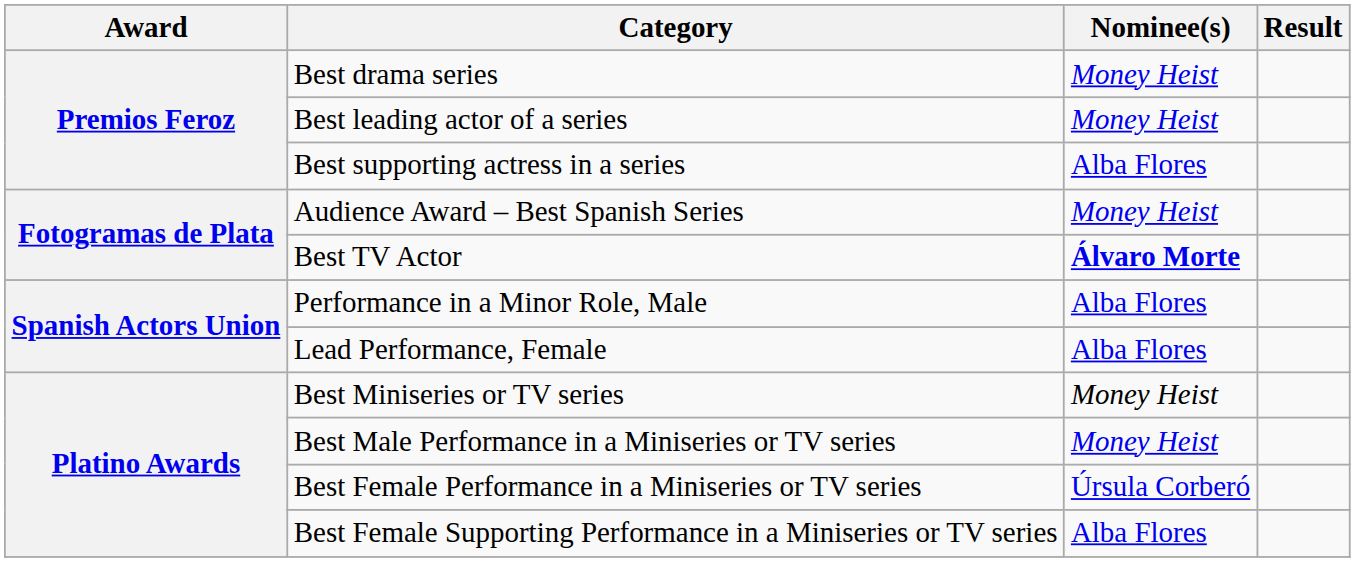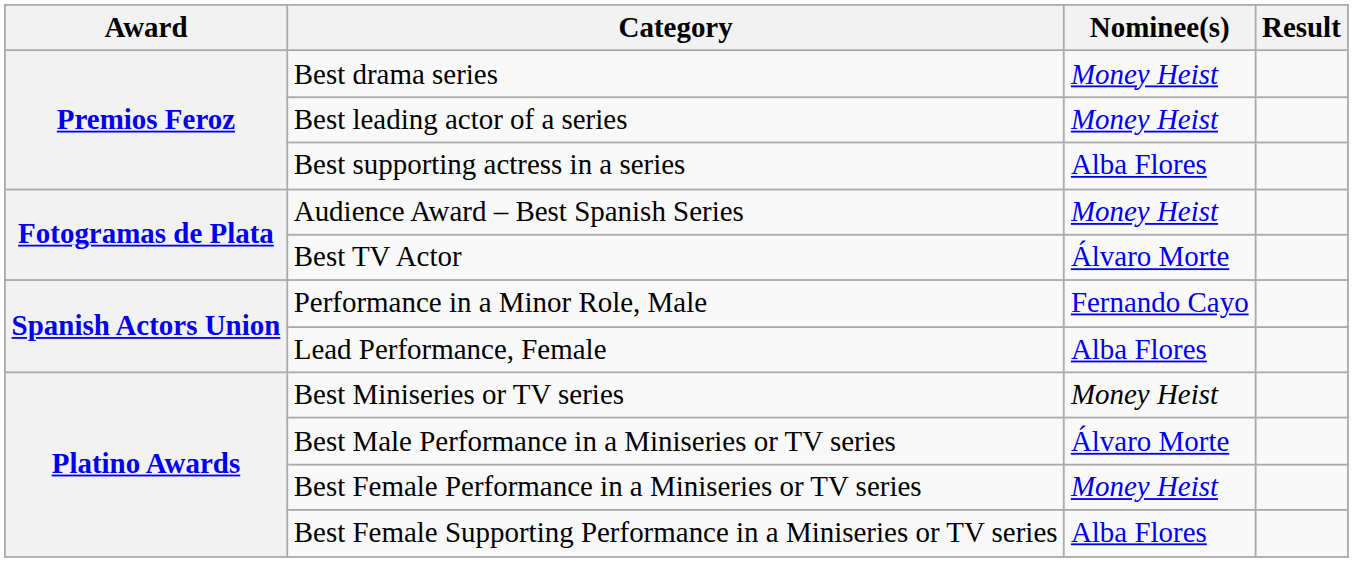(1155, 257) bold -> (1150, 257) normal
(1139, 303) Alba Flores -> (1160, 303) Fernando Cayo
(1144, 440) Money Heist -> (1150, 440) Álvaro Morte
(1161, 486) Úrsula Corberó -> (1144, 486) Money Heist
